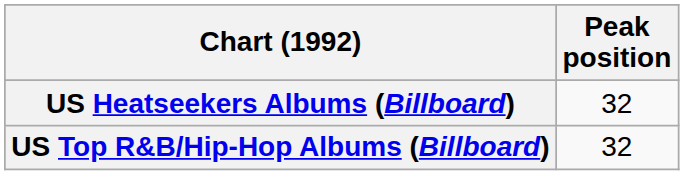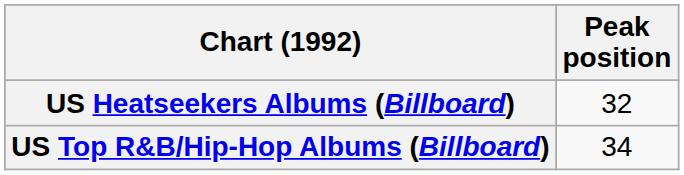(617, 147) 32 -> (617, 147) 34
